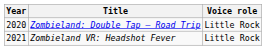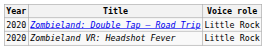(16, 38) 2021 -> (16, 38) 2020
